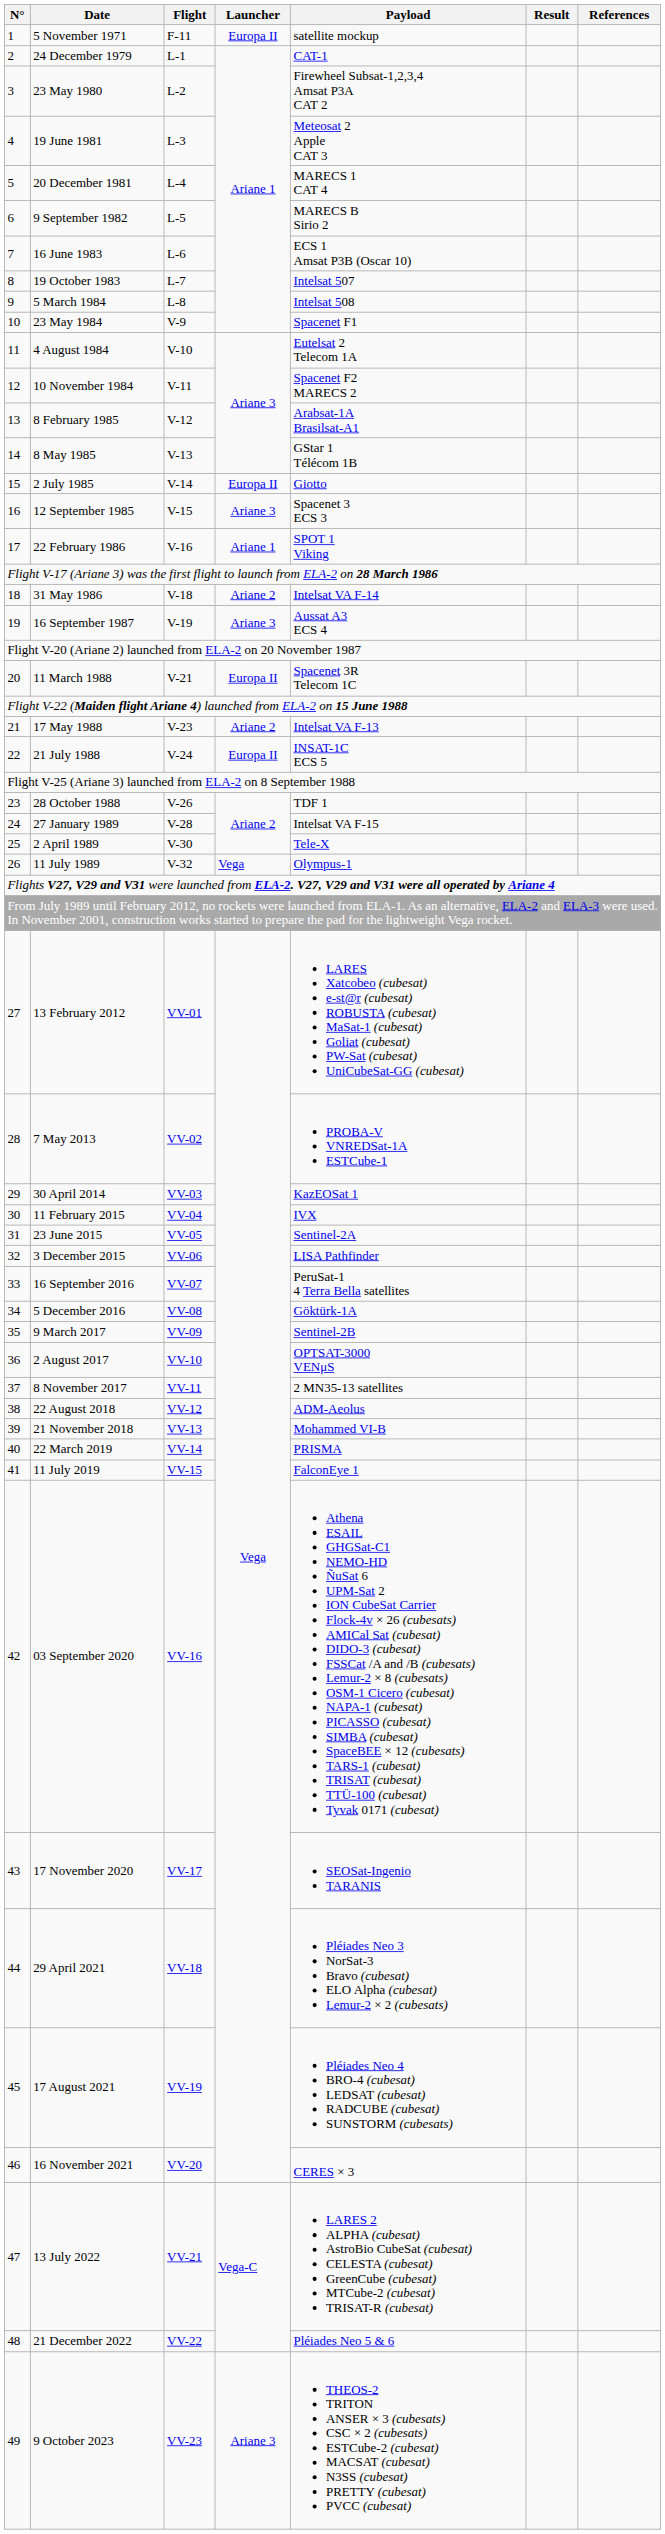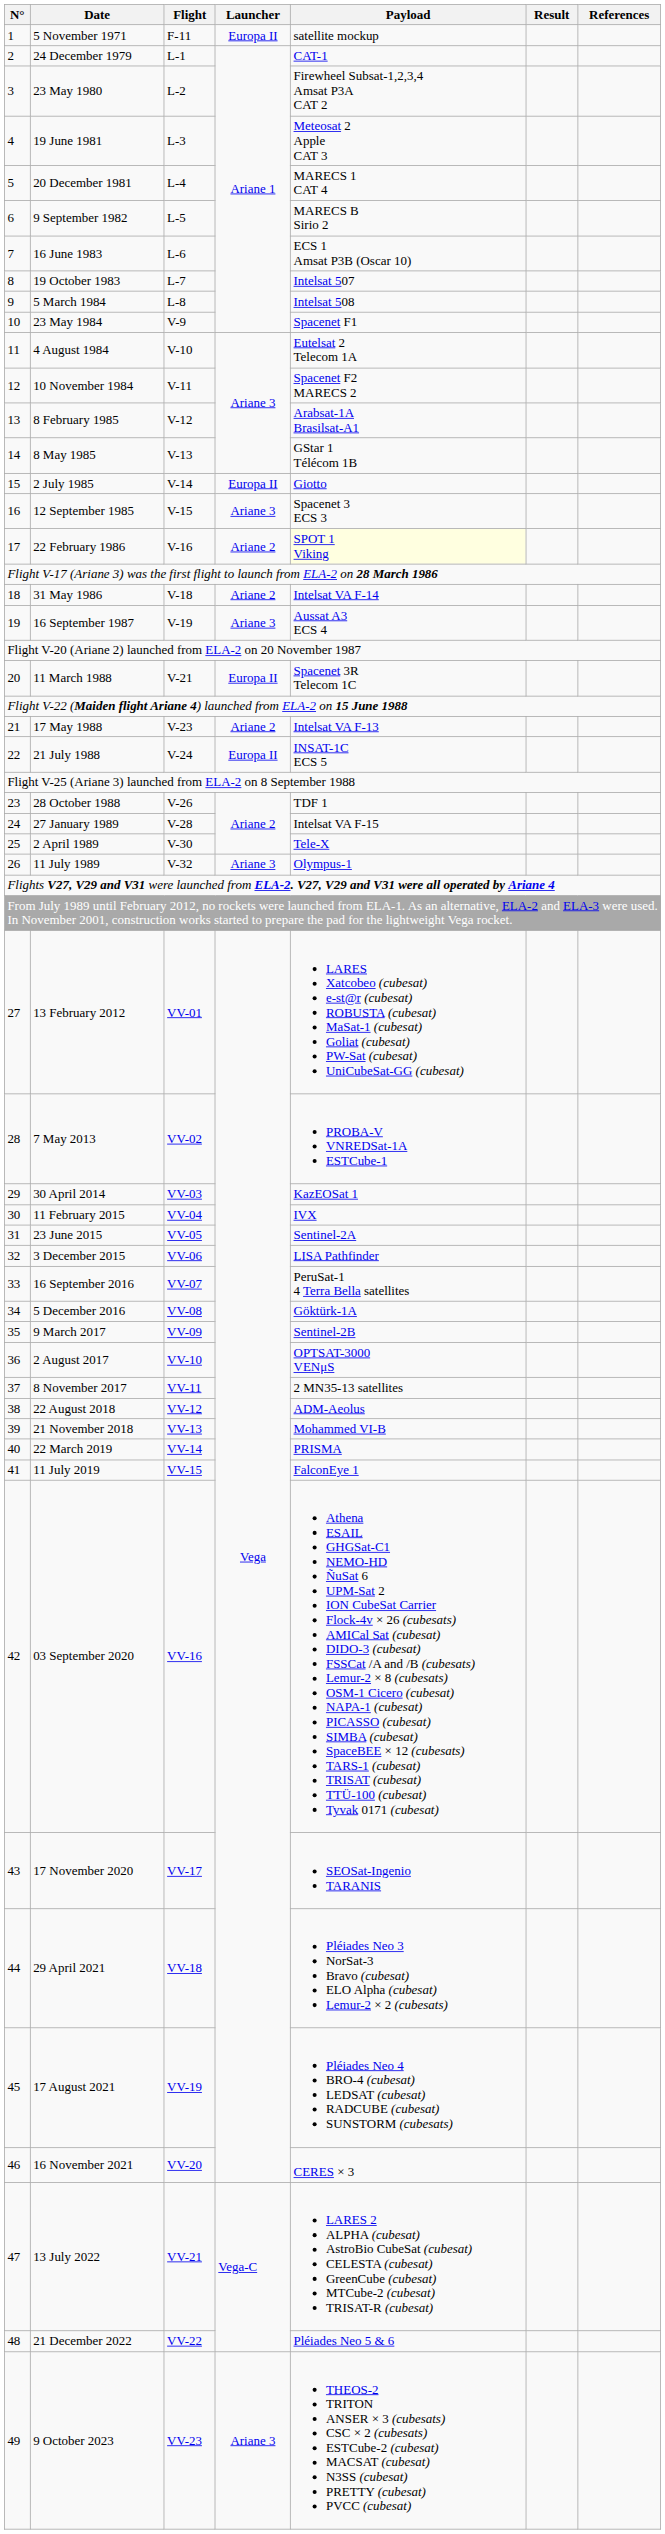(253, 546) Ariane 1 -> (253, 546) Ariane 2
(314, 546) no background -> (314, 546) lightyellow background
(231, 864) Vega -> (253, 864) Ariane 3
